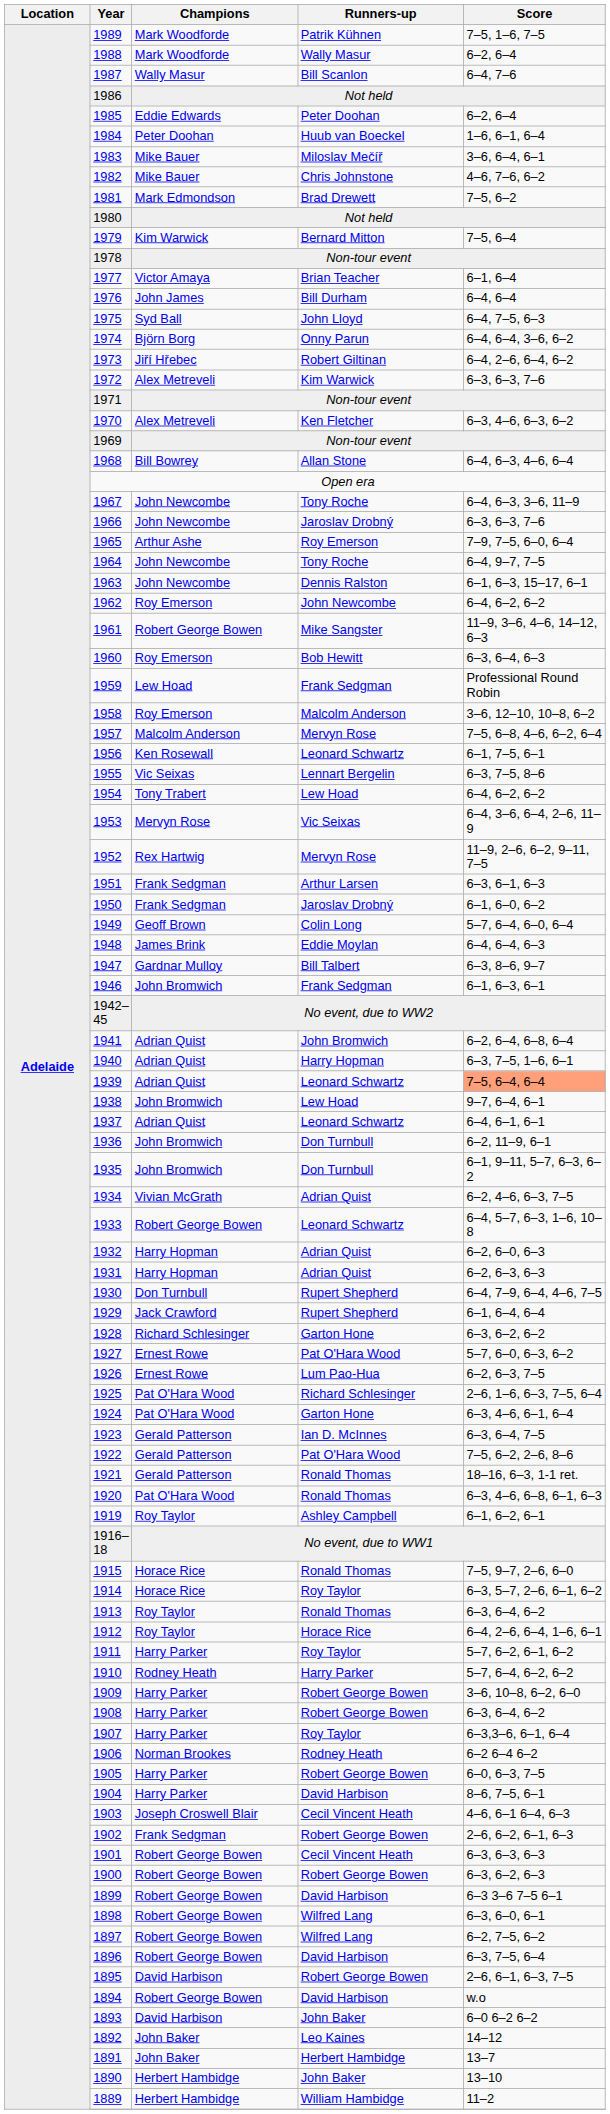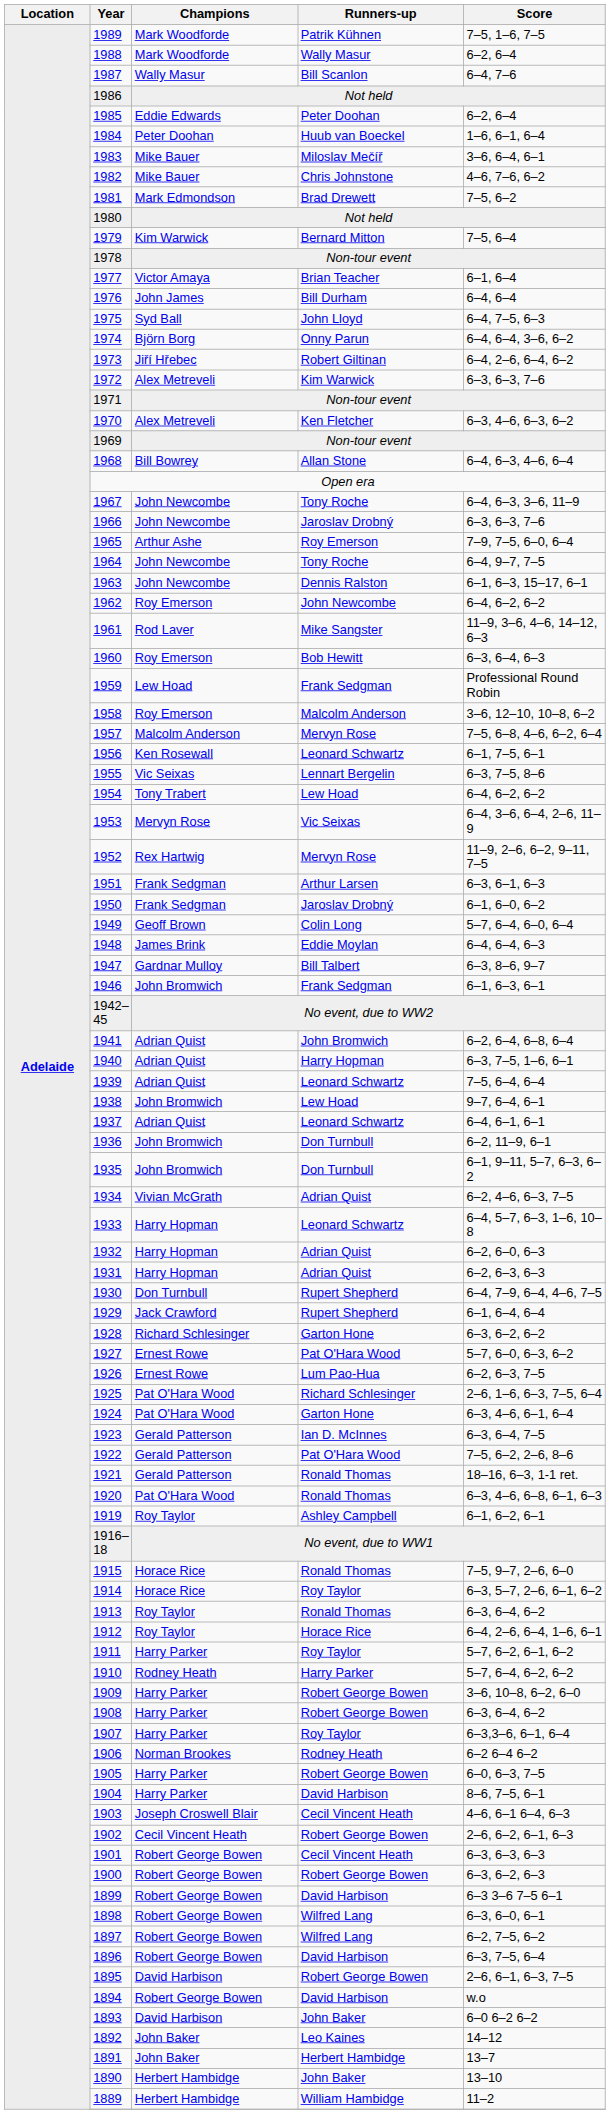(198, 630) Robert George Bowen -> (164, 630) Rod Laver
(506, 1081) lightsalmon background -> (506, 1081) no background
(198, 1224) Robert George Bowen -> (176, 1224) Harry Hopman
(180, 1835) Frank Sedgman -> (191, 1835) Cecil Vincent Heath
